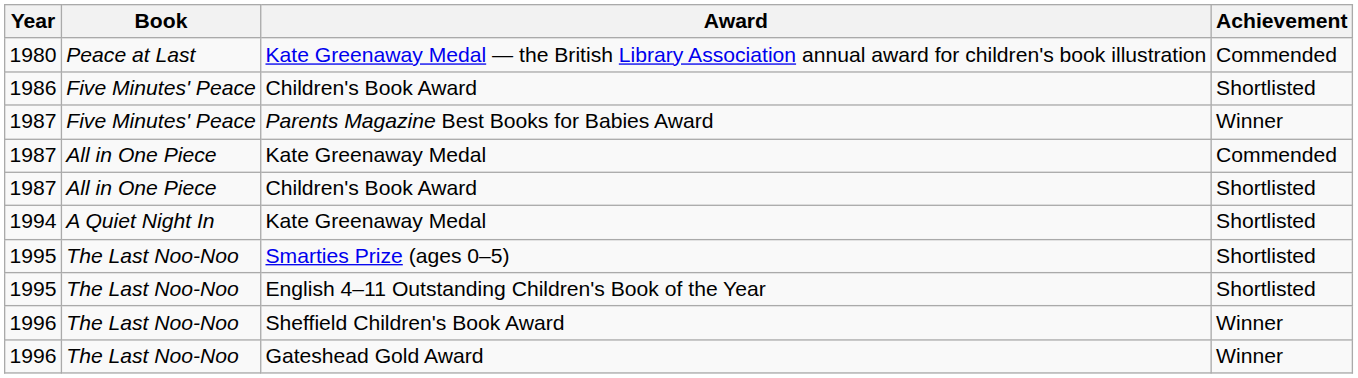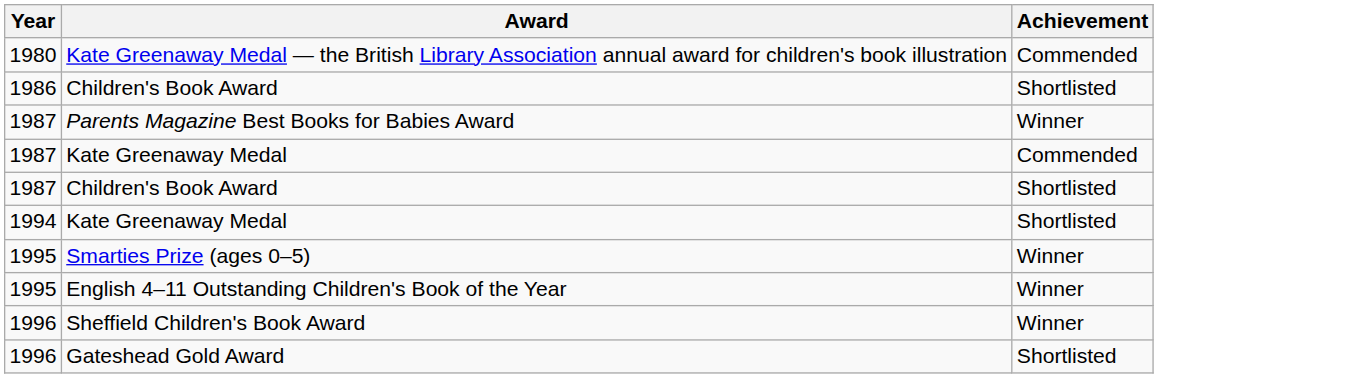- column: (161, 21)
(1266, 255) Shortlisted -> (1050, 255) Winner
(1266, 289) Shortlisted -> (1050, 289) Winner
(1250, 356) Winner -> (1067, 356) Shortlisted
